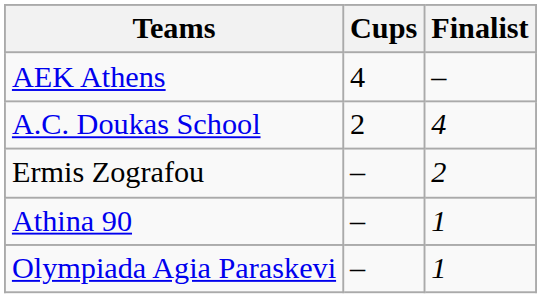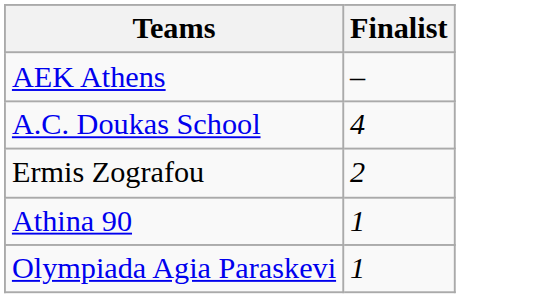- column: (384, 28)
